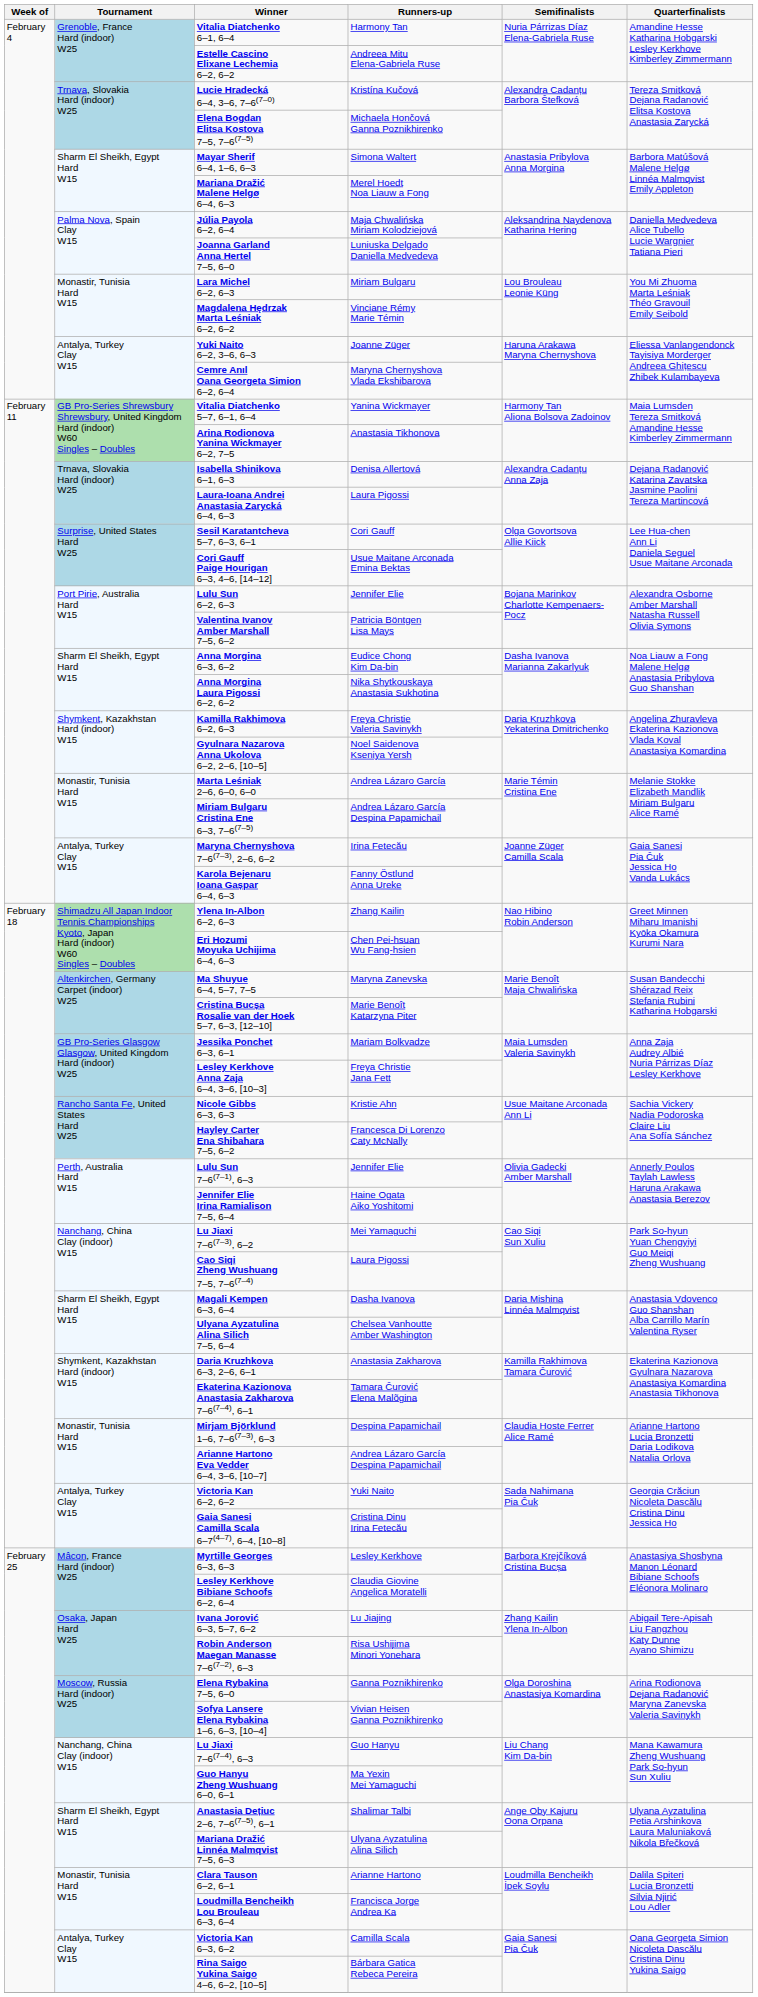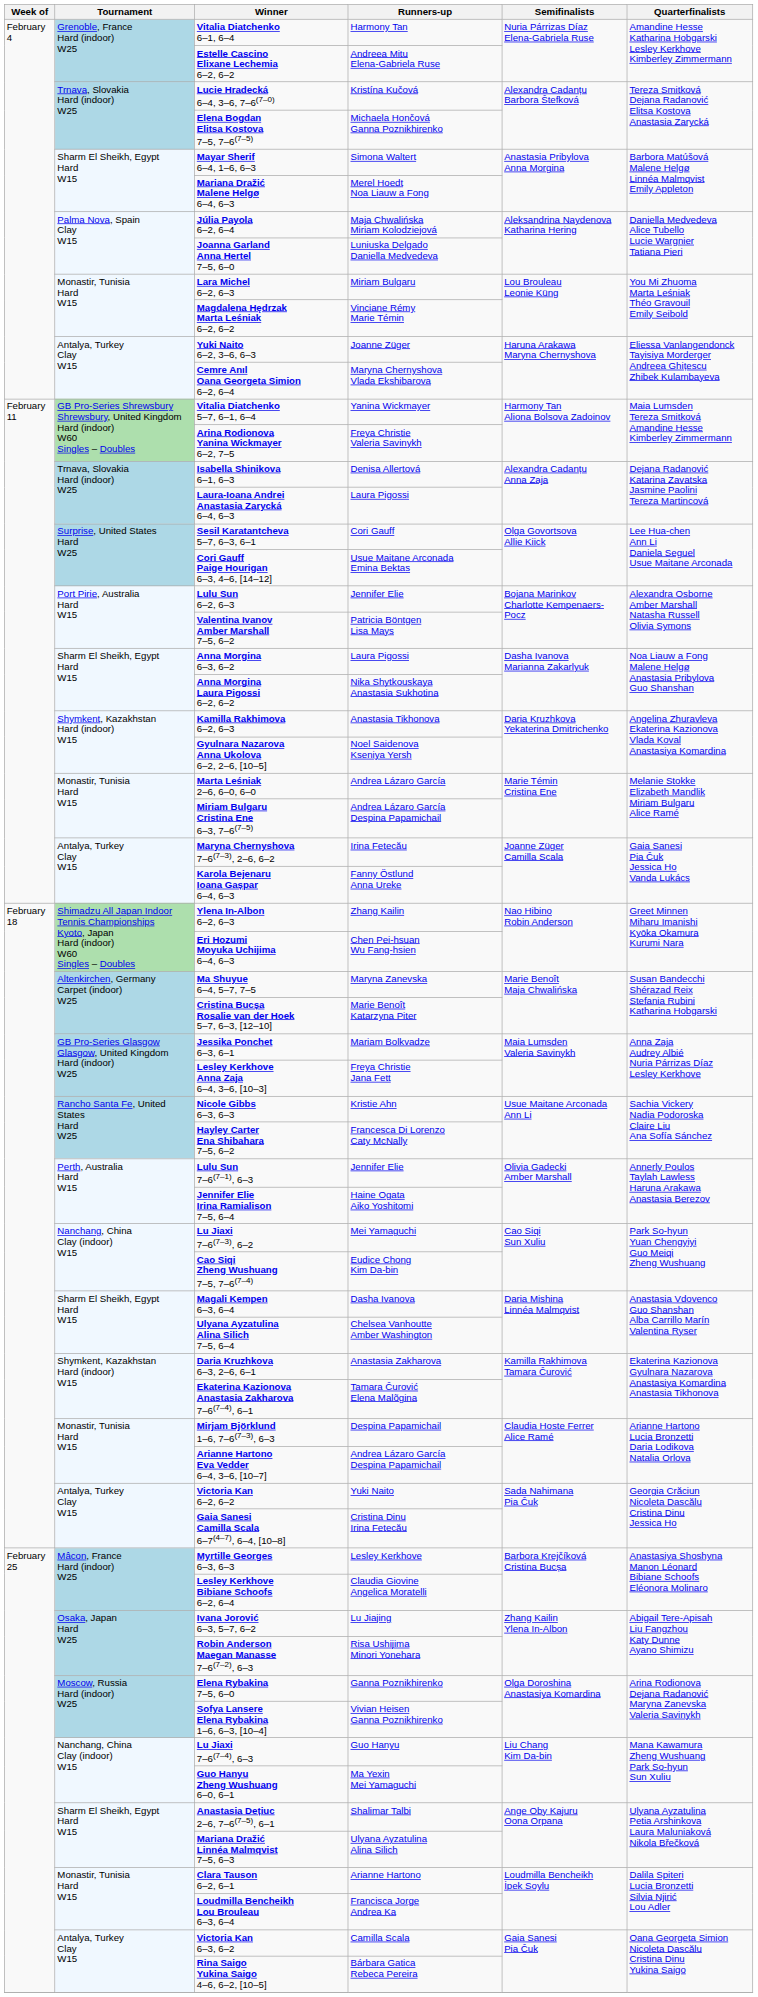(395, 432) Anastasia Tikhonova -> (386, 437) Freya Christie Valeria Savinykh
(381, 661) Eudice Chong Kim Da-bin -> (380, 656) Laura Pigossi
(386, 723) Freya Christie Valeria Savinykh -> (395, 718) Anastasia Tikhonova
(380, 1259) Laura Pigossi -> (381, 1265) Eudice Chong Kim Da-bin
